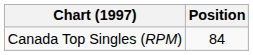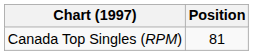(217, 38) 84 -> (217, 38) 81
